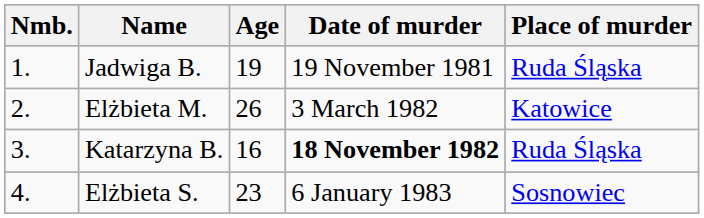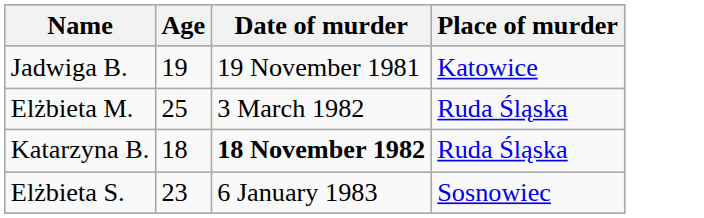- column: (42, 25)
(577, 66) Ruda Śląska -> (488, 66) Katowice
(249, 108) 26 -> (175, 108) 25
(562, 108) Katowice -> (502, 108) Ruda Śląska
(249, 150) 16 -> (175, 150) 18
